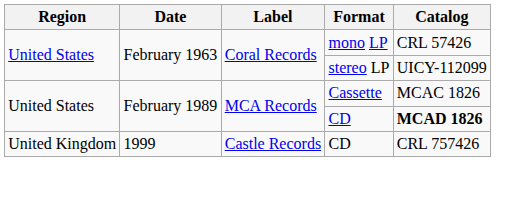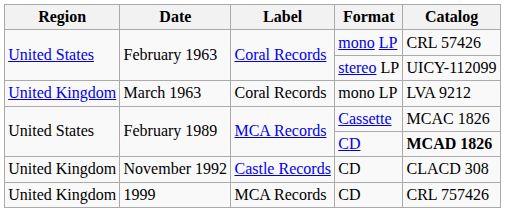+ row: (162, 93)
+ row: (175, 169)
(273, 144) Castle Records -> (280, 194) MCA Records
